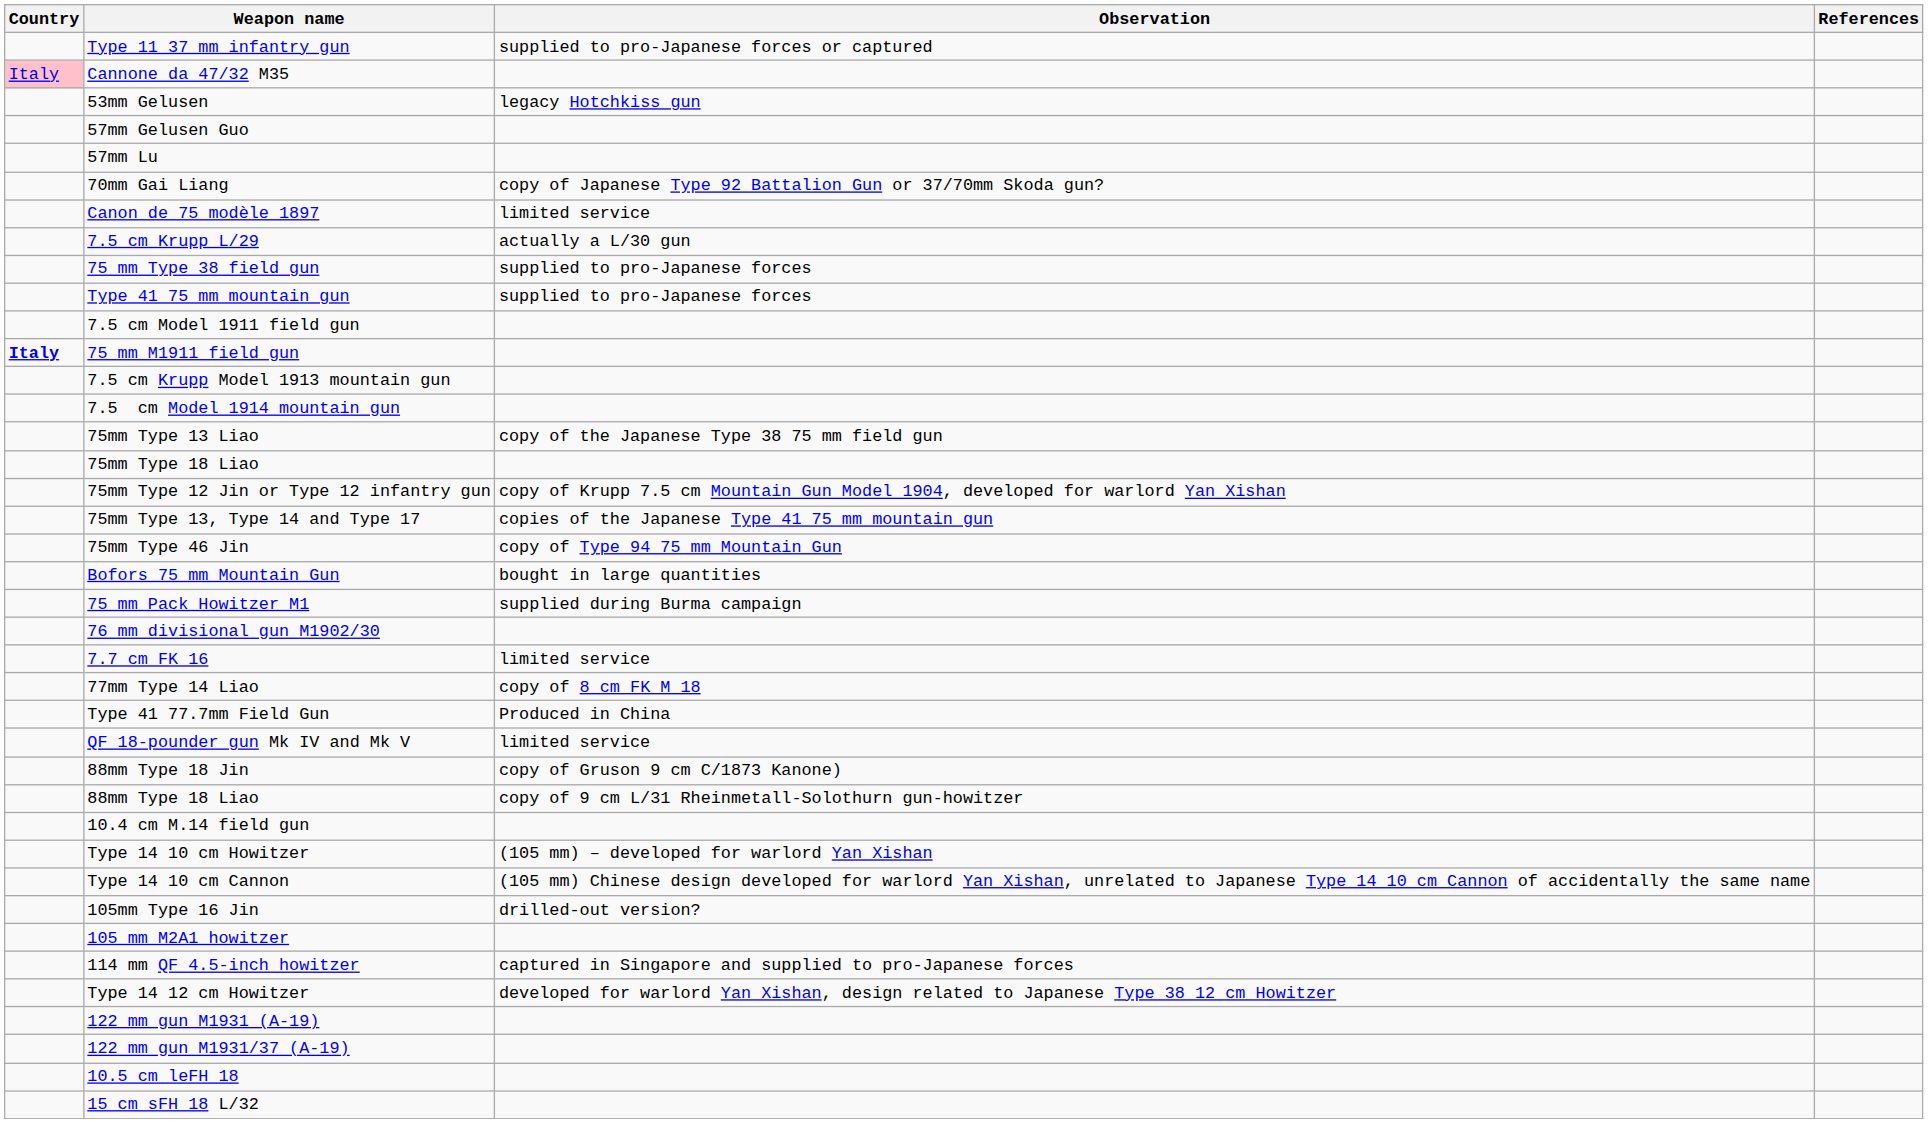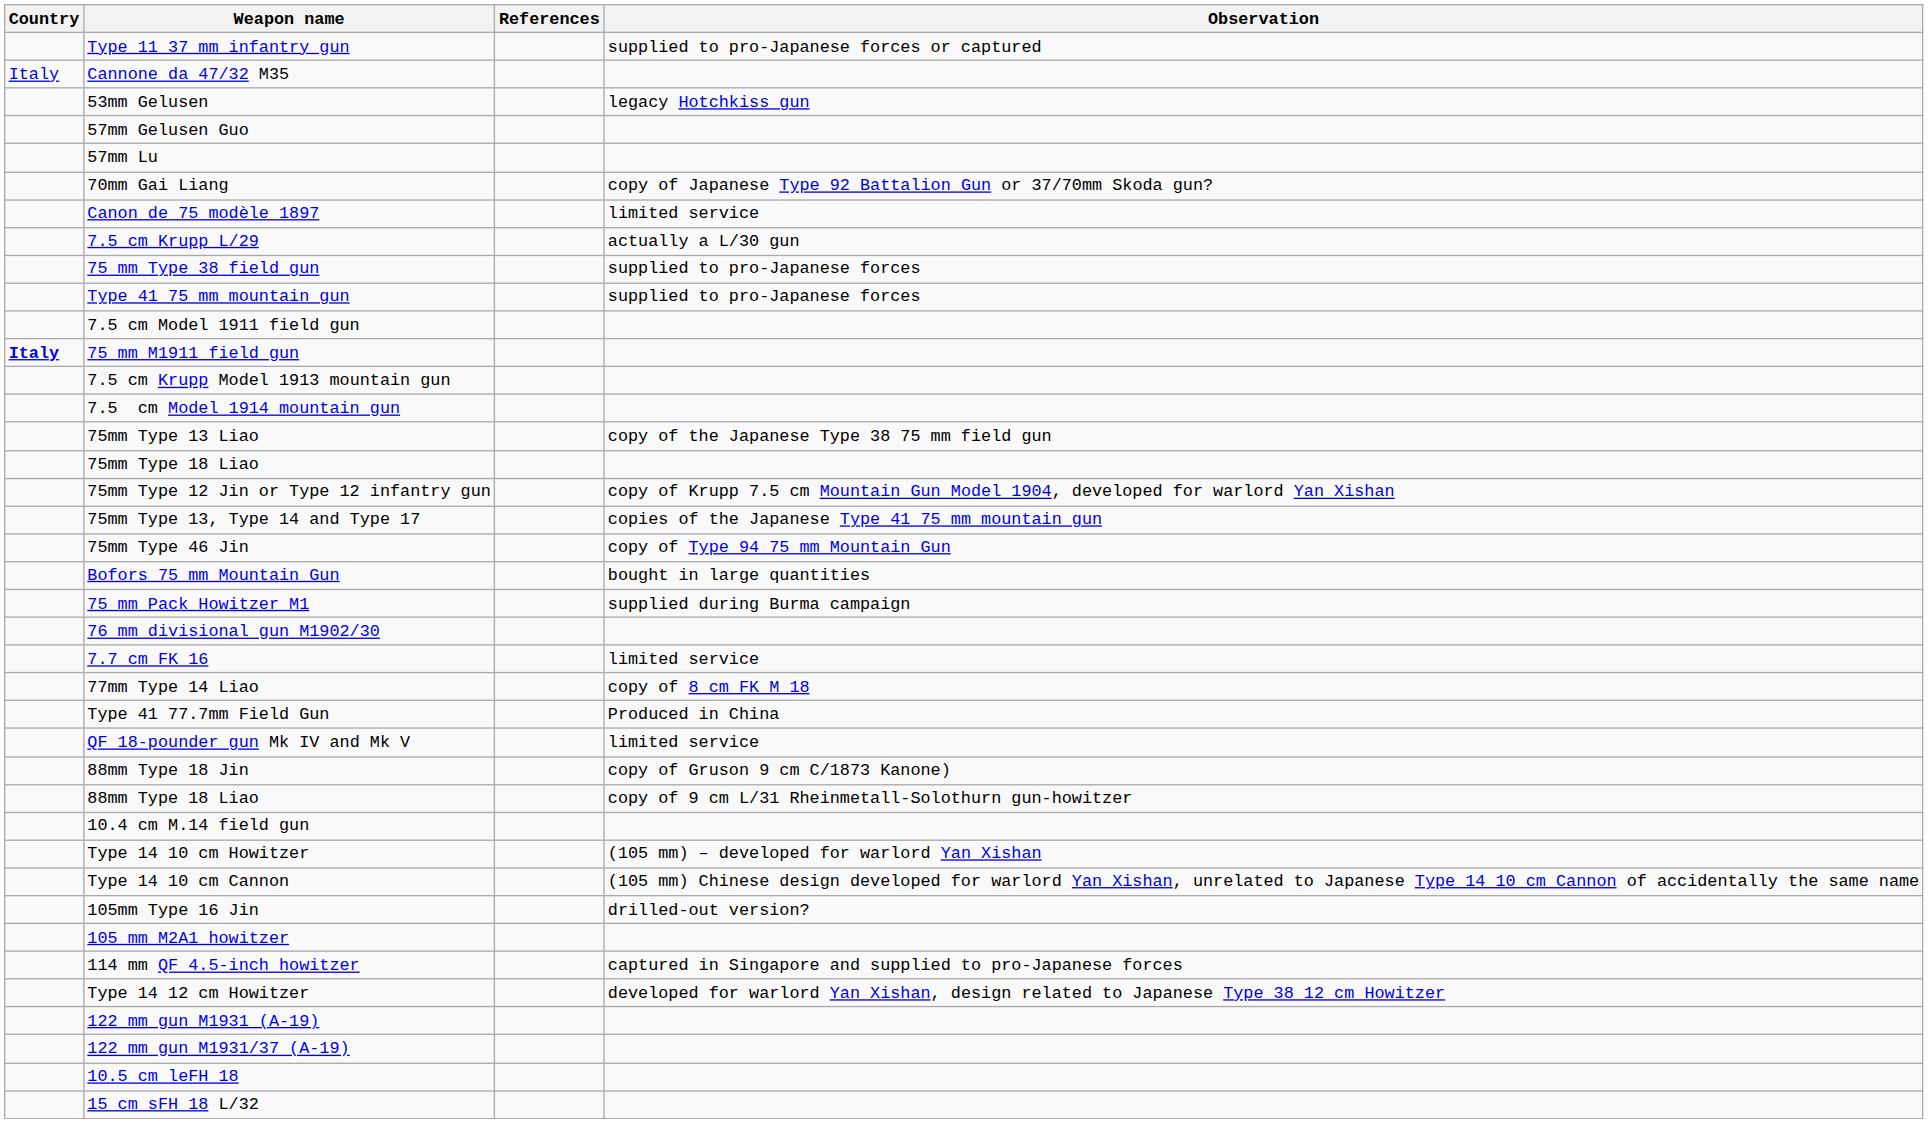columns swapped: (1155, 18) <-> (1869, 18)
(34, 74) pink background -> (34, 74) no background
